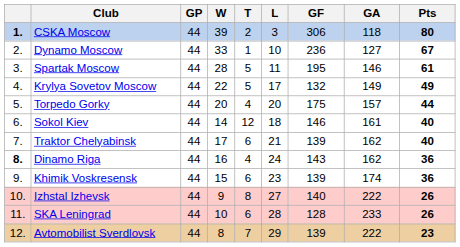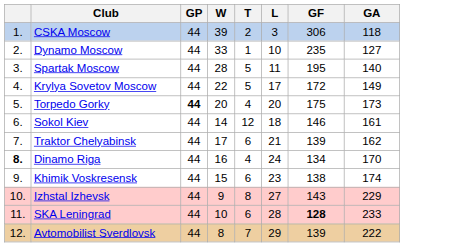- column: (427, 13)
(18, 31) bold -> (18, 31) normal
(316, 50) 236 -> (316, 50) 235
(372, 68) 146 -> (372, 68) 140
(316, 86) 132 -> (316, 86) 172
(194, 104) normal -> (194, 104) bold
(372, 104) 157 -> (372, 104) 173
(316, 159) 143 -> (316, 159) 134
(372, 159) 162 -> (372, 159) 170
(316, 178) 139 -> (316, 178) 138
(316, 196) 140 -> (316, 196) 143
(372, 196) 222 -> (372, 196) 229
(316, 214) normal -> (316, 214) bold
